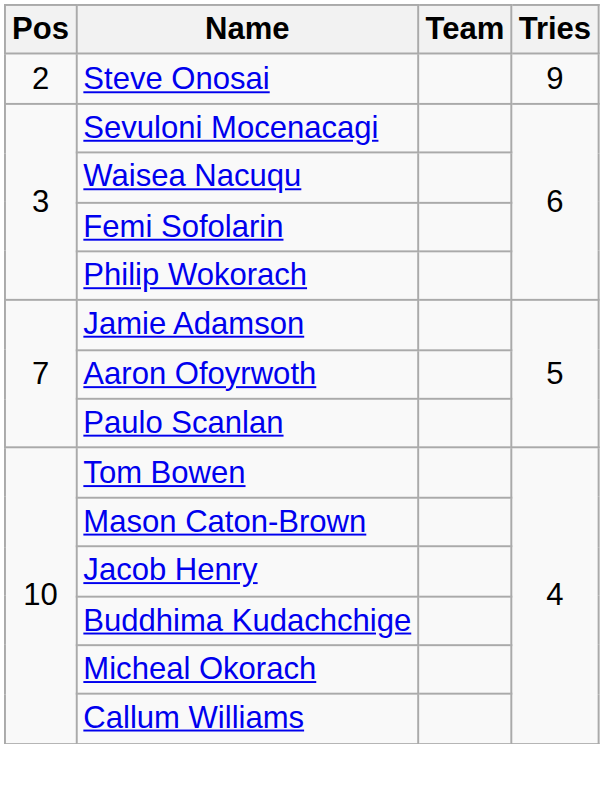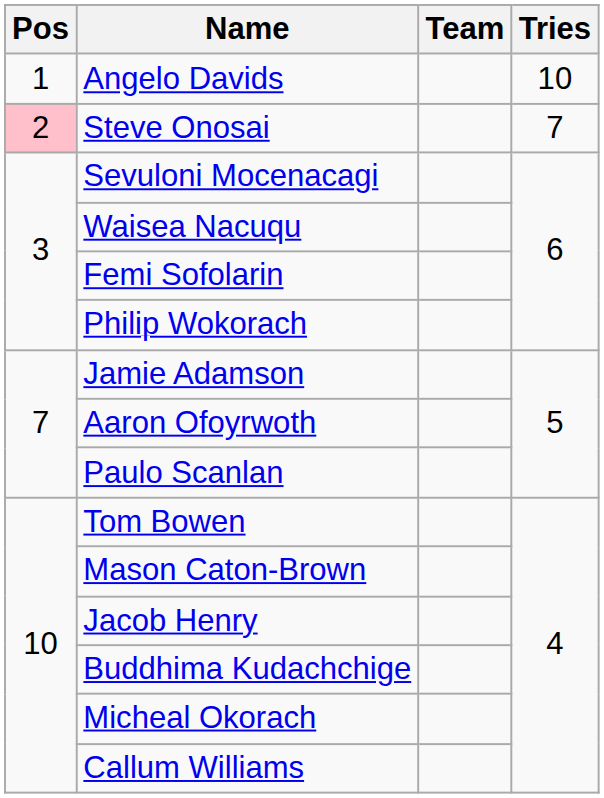+ row: (183, 78)
(41, 78) no background -> (41, 127) pink background
(555, 78) 9 -> (555, 127) 7
